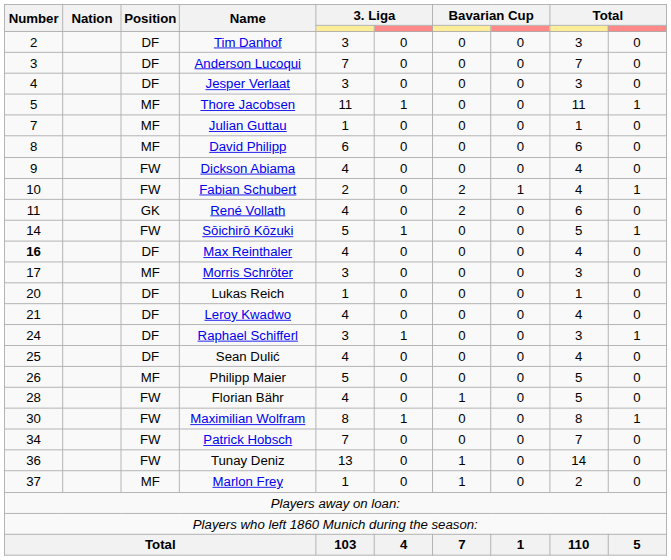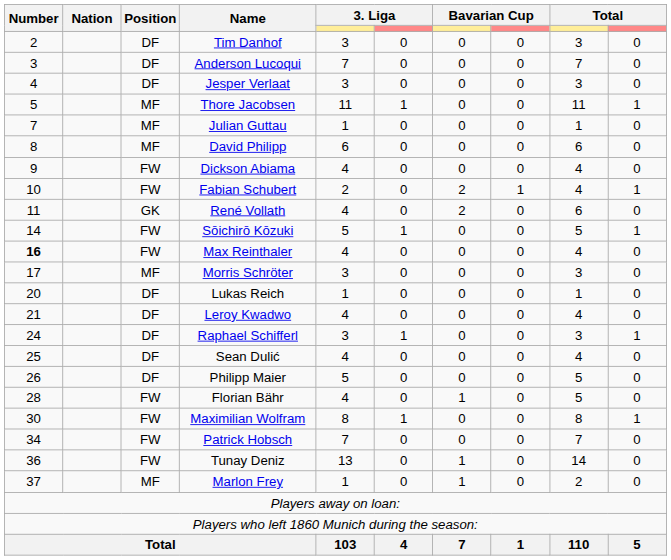(150, 252) DF -> (150, 252) FW
(150, 377) MF -> (150, 377) DF
